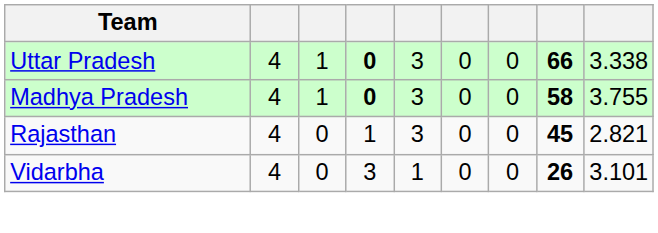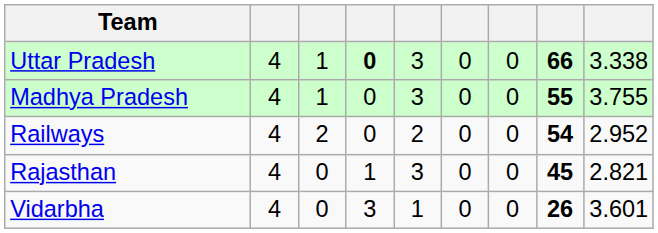(370, 97) bold -> (370, 97) normal
(560, 97) 58 -> (560, 97) 55
+ row: (57, 135)
(619, 172) 3.101 -> (619, 209) 3.601
